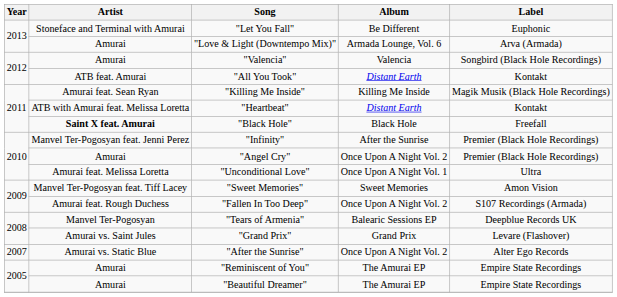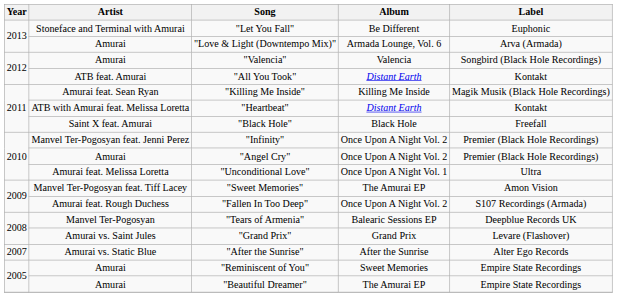(110, 124) bold -> (110, 124) normal
(394, 140) After the Sunrise -> (394, 140) Once Upon A Night Vol. 2
(394, 188) Sweet Memories -> (394, 188) The Amurai EP
(394, 252) Once Upon A Night Vol. 2 -> (394, 252) After the Sunrise
(394, 268) The Amurai EP -> (394, 268) Sweet Memories
